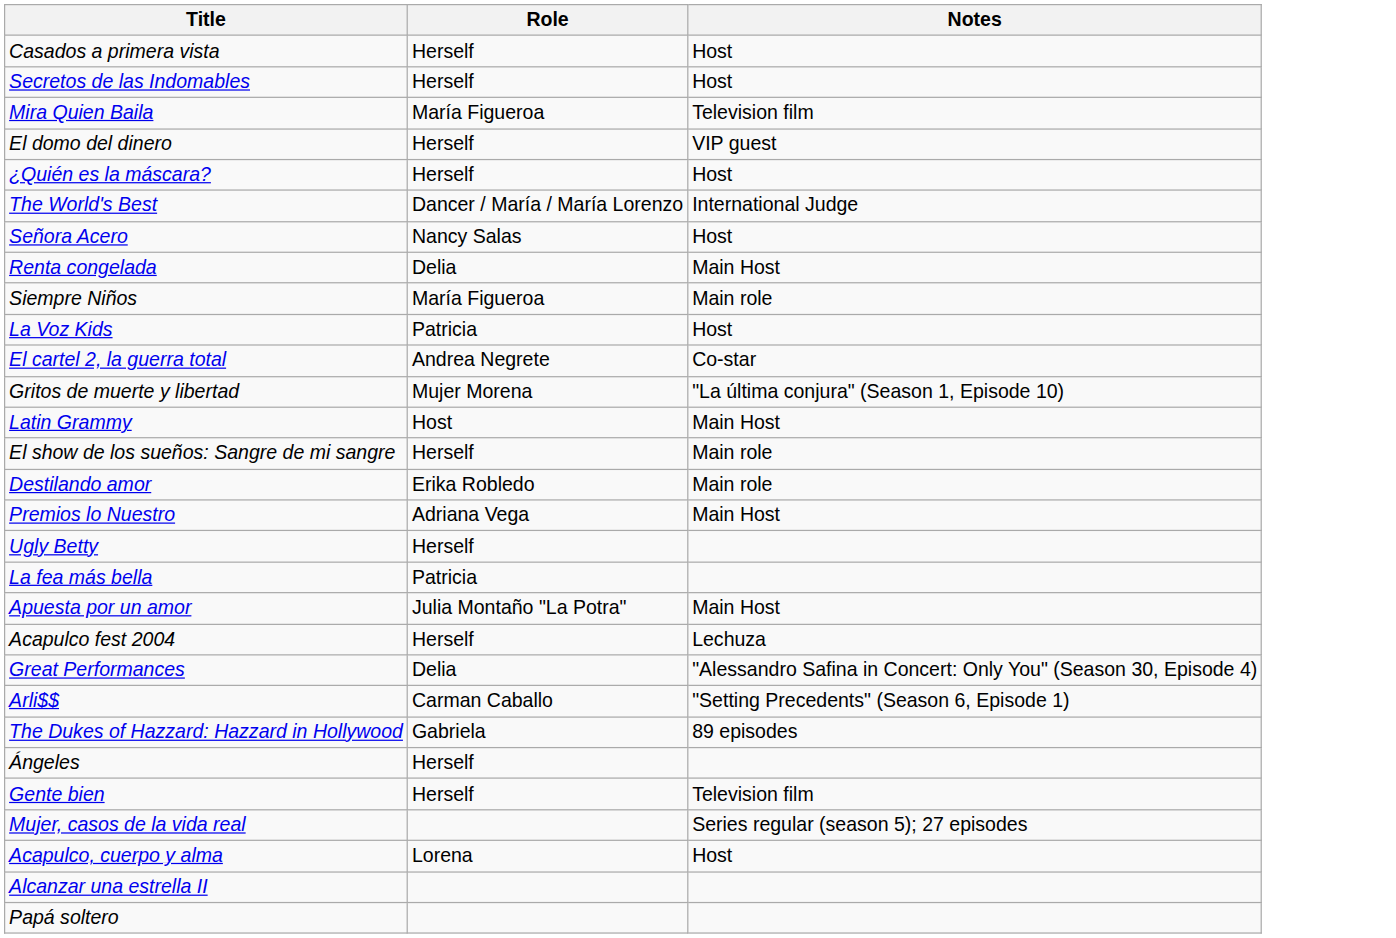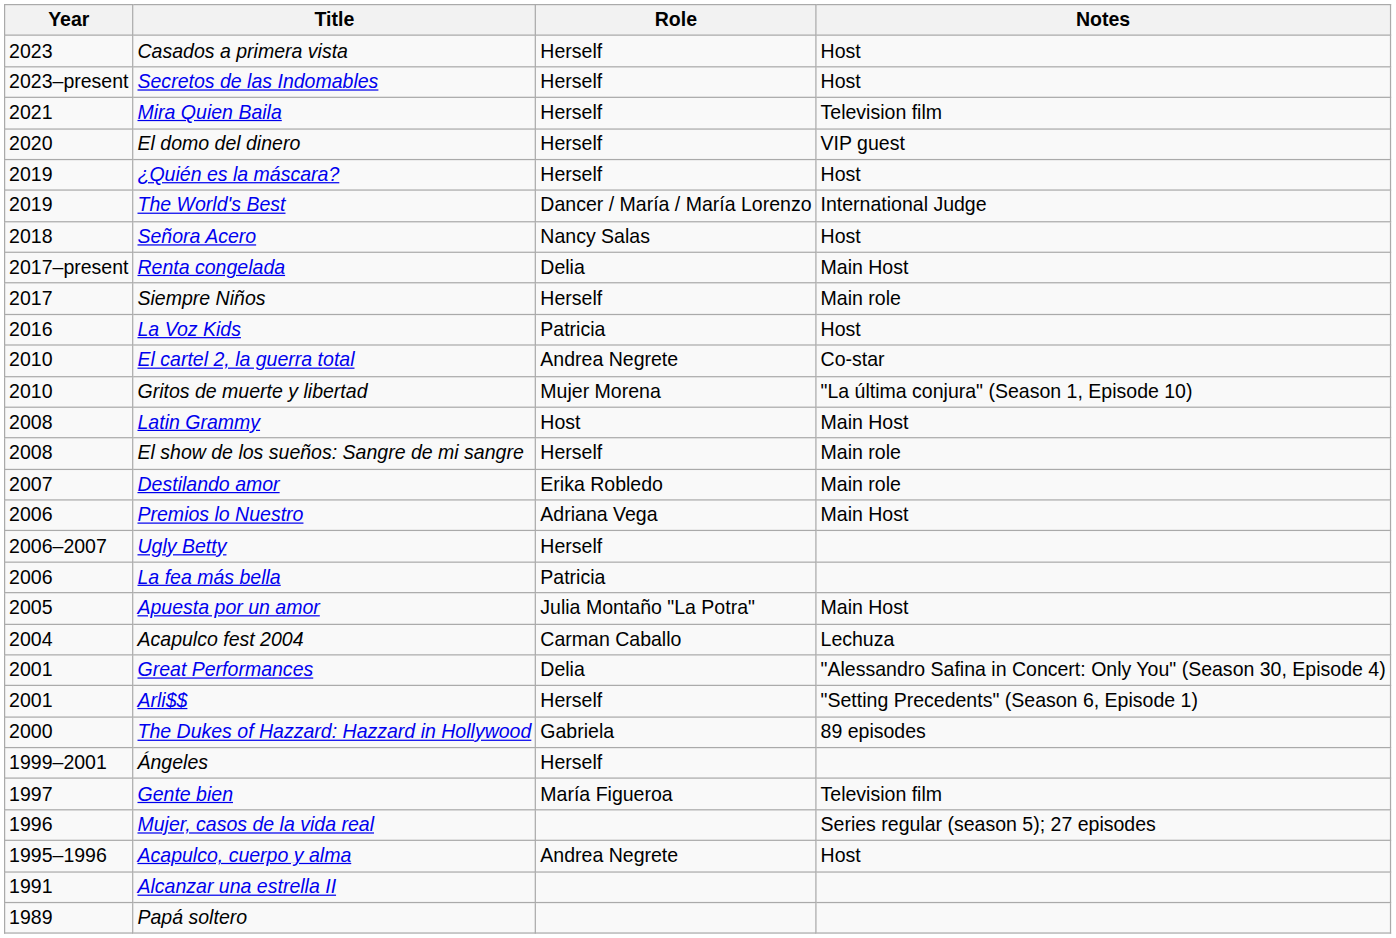+ column: (69, 19)
(478, 112) María Figueroa -> (571, 112) Herself
(478, 298) María Figueroa -> (571, 298) Herself
(443, 639) Herself -> (611, 639) Carman Caballo
(482, 701) Carman Caballo -> (571, 701) Herself
(443, 793) Herself -> (607, 793) María Figueroa
(442, 855) Lorena -> (609, 855) Andrea Negrete
